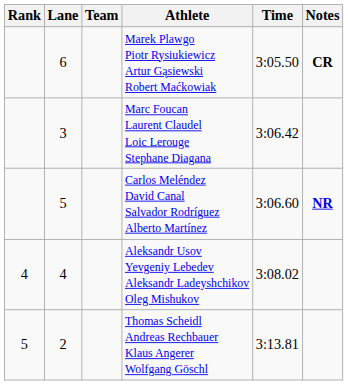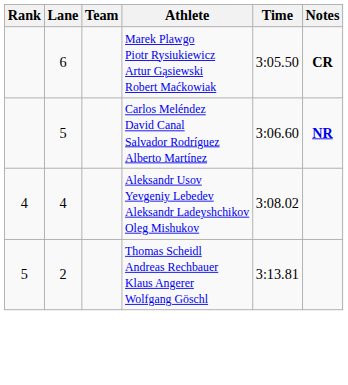- row: (168, 133)
